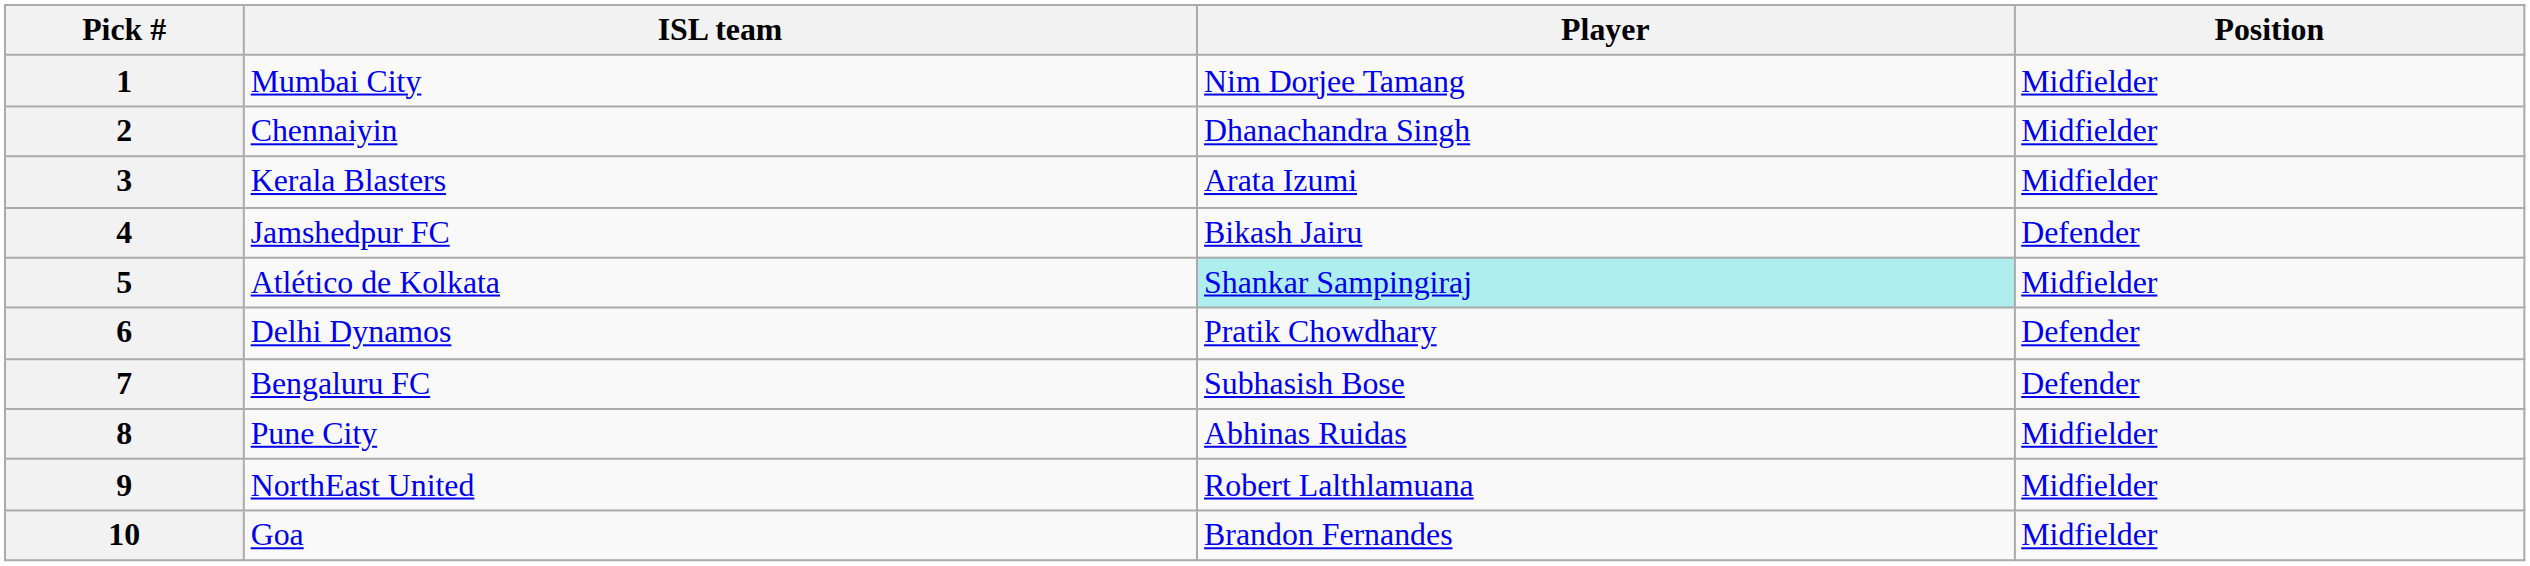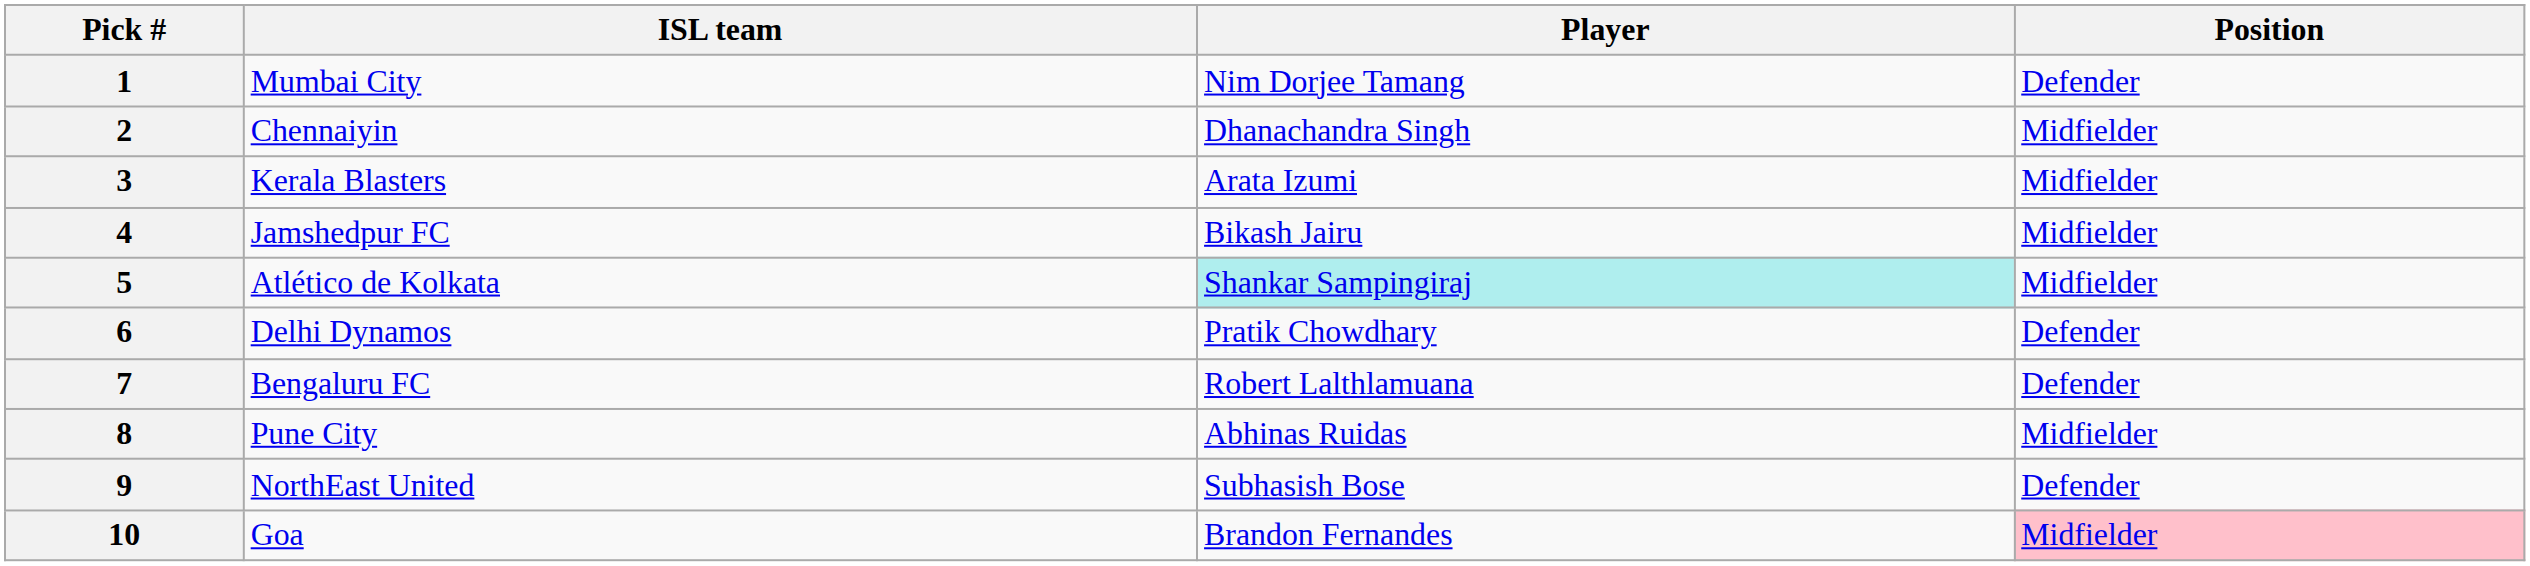(2089, 80) Midfielder -> (2080, 80) Defender
(2080, 231) Defender -> (2089, 231) Midfielder
(1304, 383) Subhasish Bose -> (1339, 383) Robert Lalthlamuana
(1339, 484) Robert Lalthlamuana -> (1304, 484) Subhasish Bose
(2089, 484) Midfielder -> (2080, 484) Defender
(2089, 534) no background -> (2089, 534) pink background
